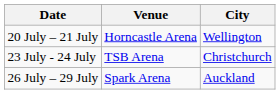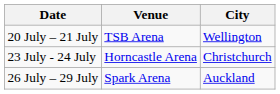(151, 36) Horncastle Arena -> (134, 36) TSB Arena
(134, 57) TSB Arena -> (151, 57) Horncastle Arena
